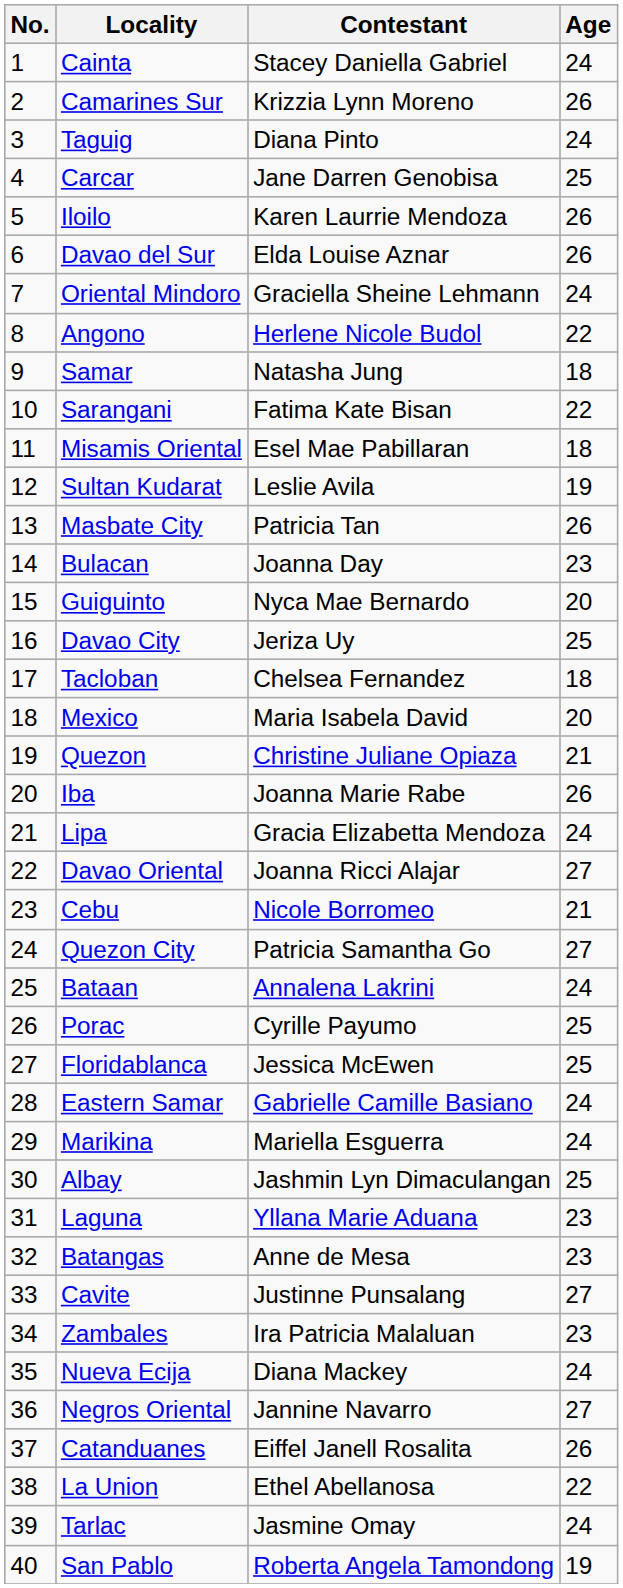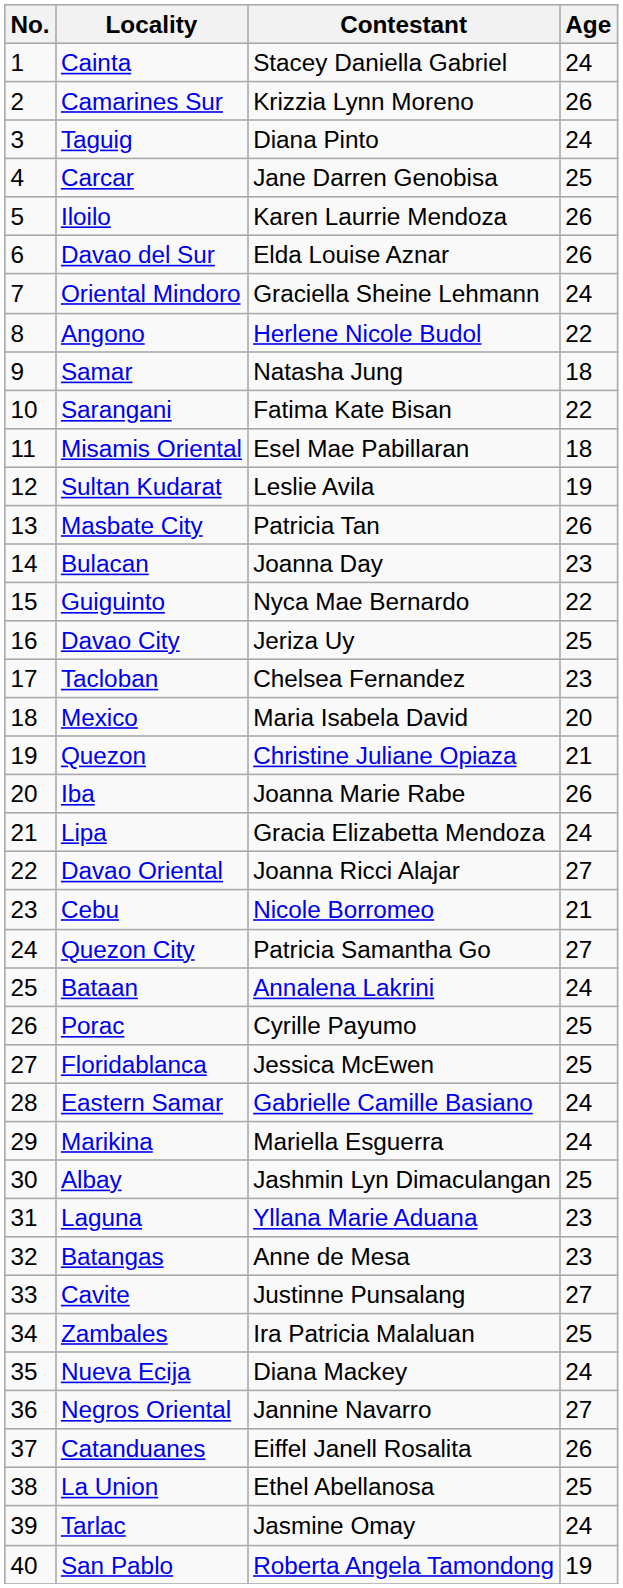(579, 602) 20 -> (579, 602) 22
(579, 679) 18 -> (579, 679) 23
(579, 1333) 23 -> (579, 1333) 25
(579, 1487) 22 -> (579, 1487) 25
